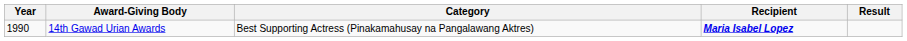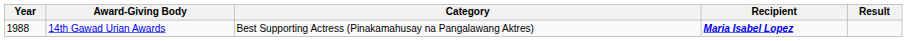(18, 28) 1990 -> (18, 28) 1988
